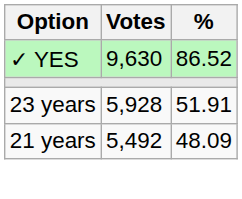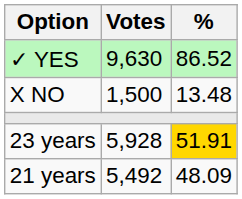+ row: (37, 94)
(204, 105) no background -> (204, 140) gold background
